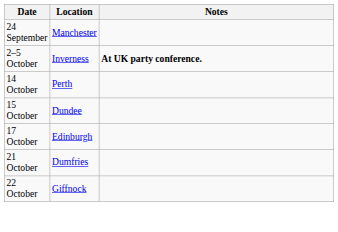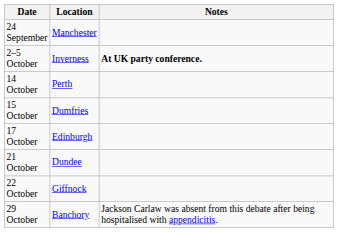(67, 110) Dundee -> (70, 110) Dumfries
(70, 162) Dumfries -> (67, 162) Dundee
+ row: (22, 214)
